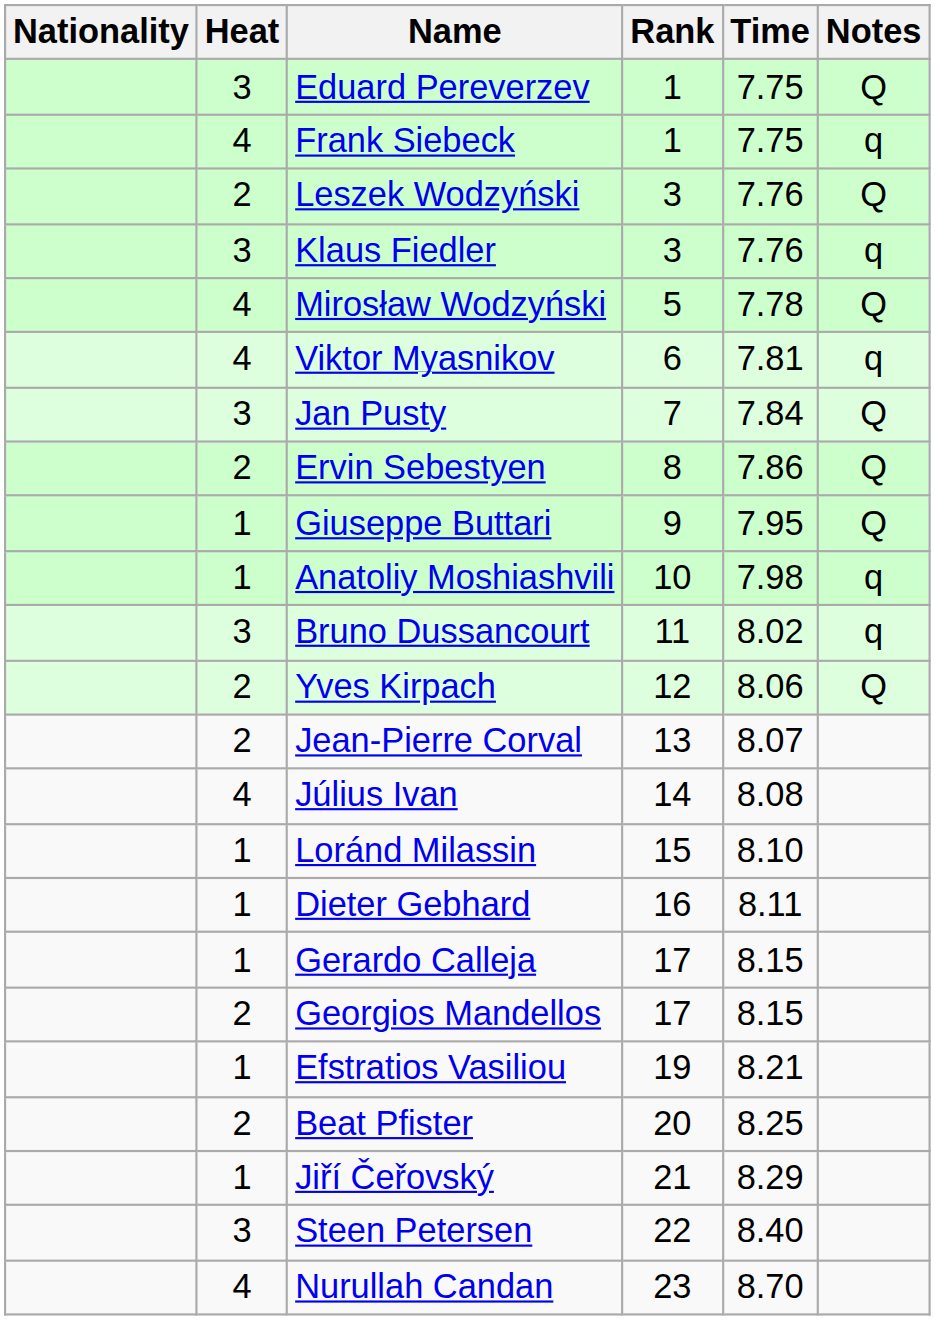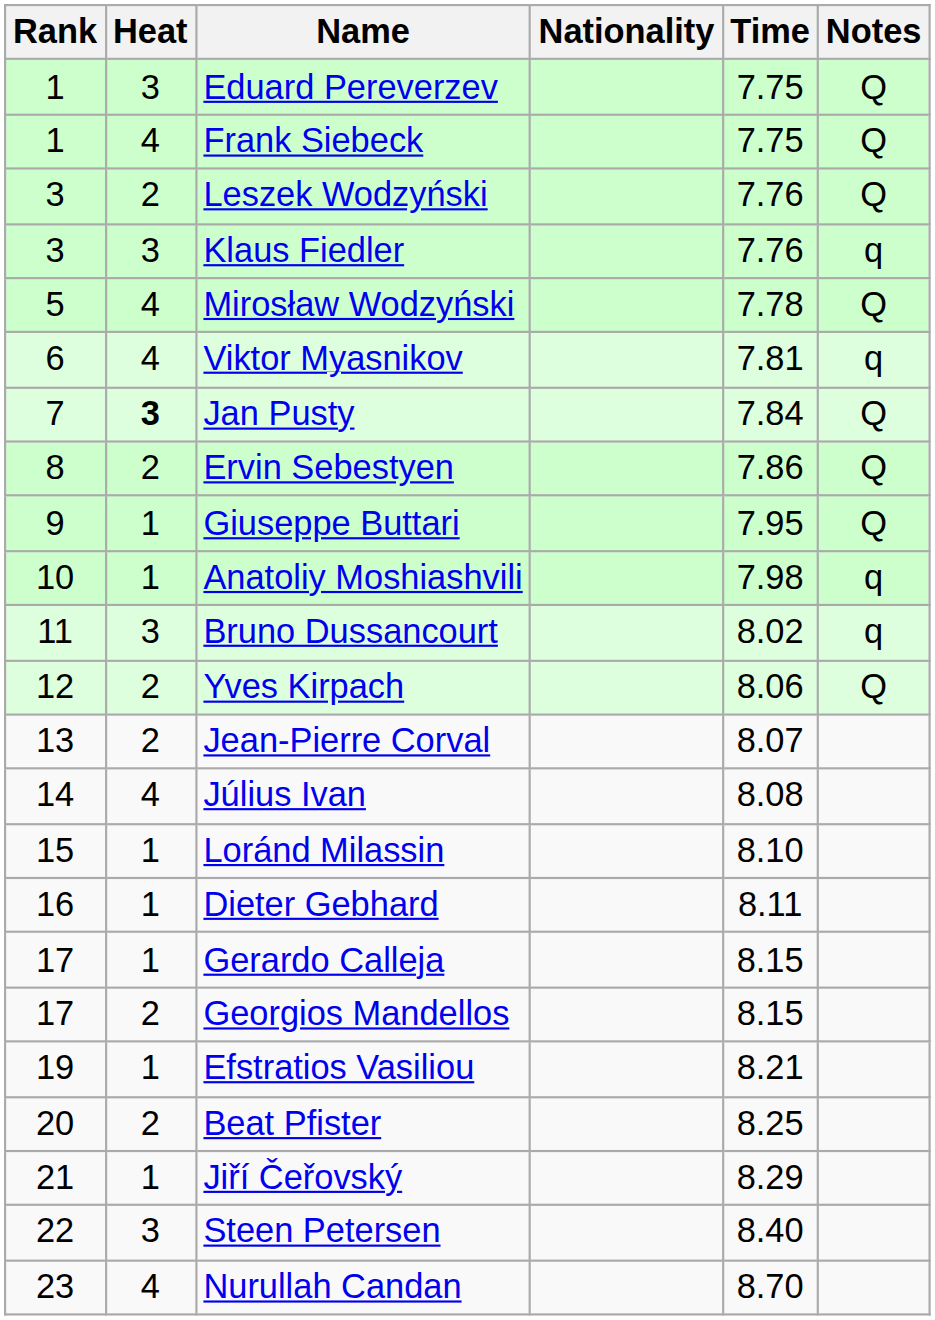columns swapped: (672, 31) <-> (101, 31)
(874, 140) q -> (874, 140) Q
(242, 413) normal -> (150, 413) bold
